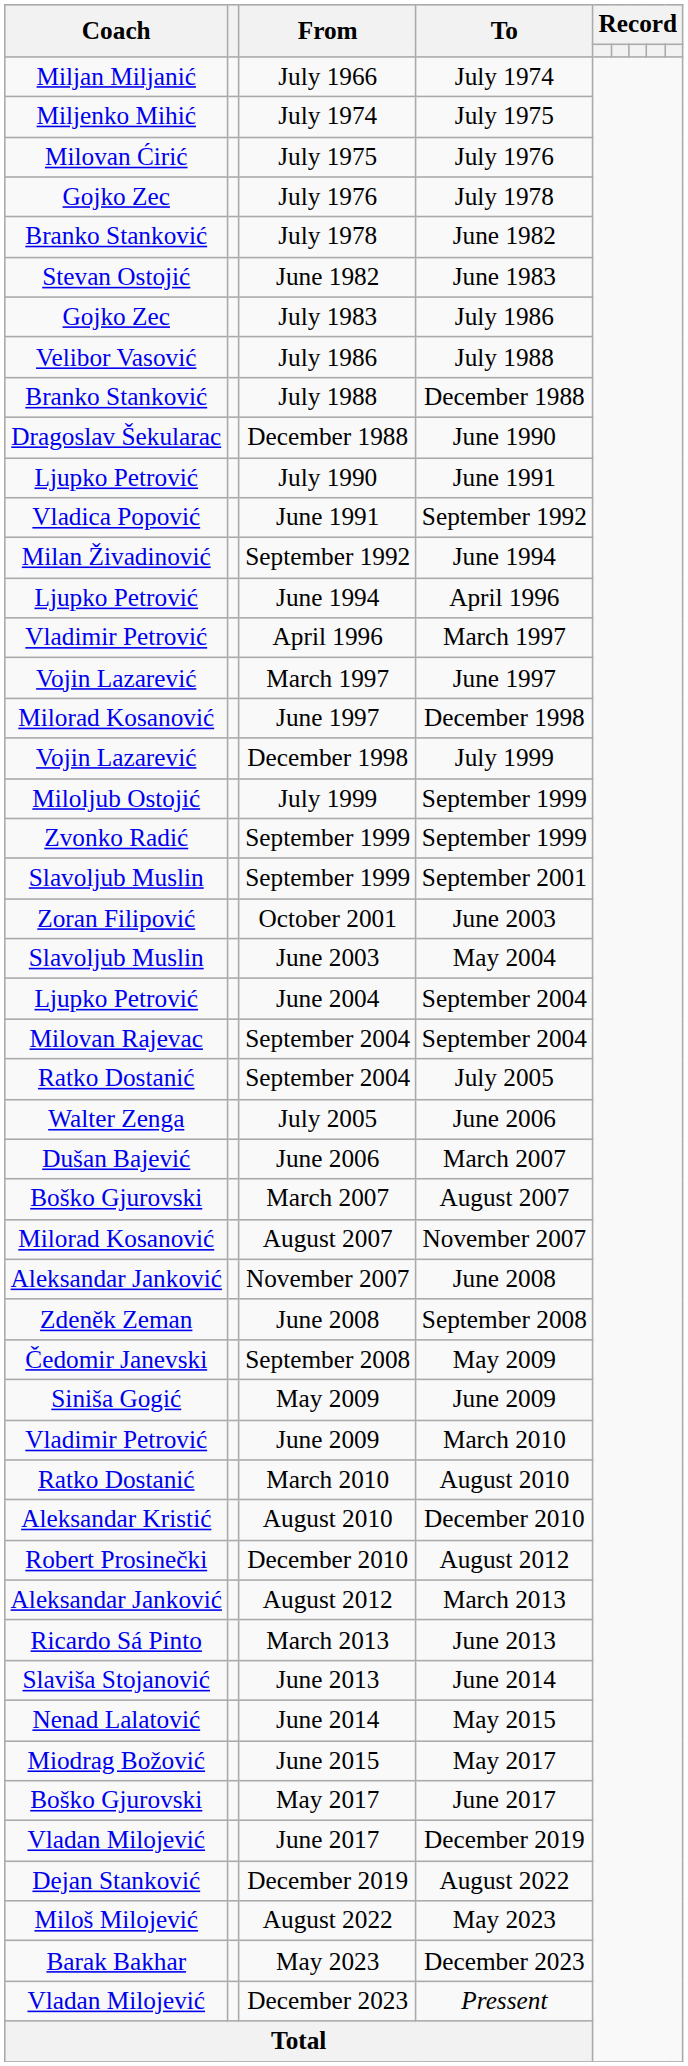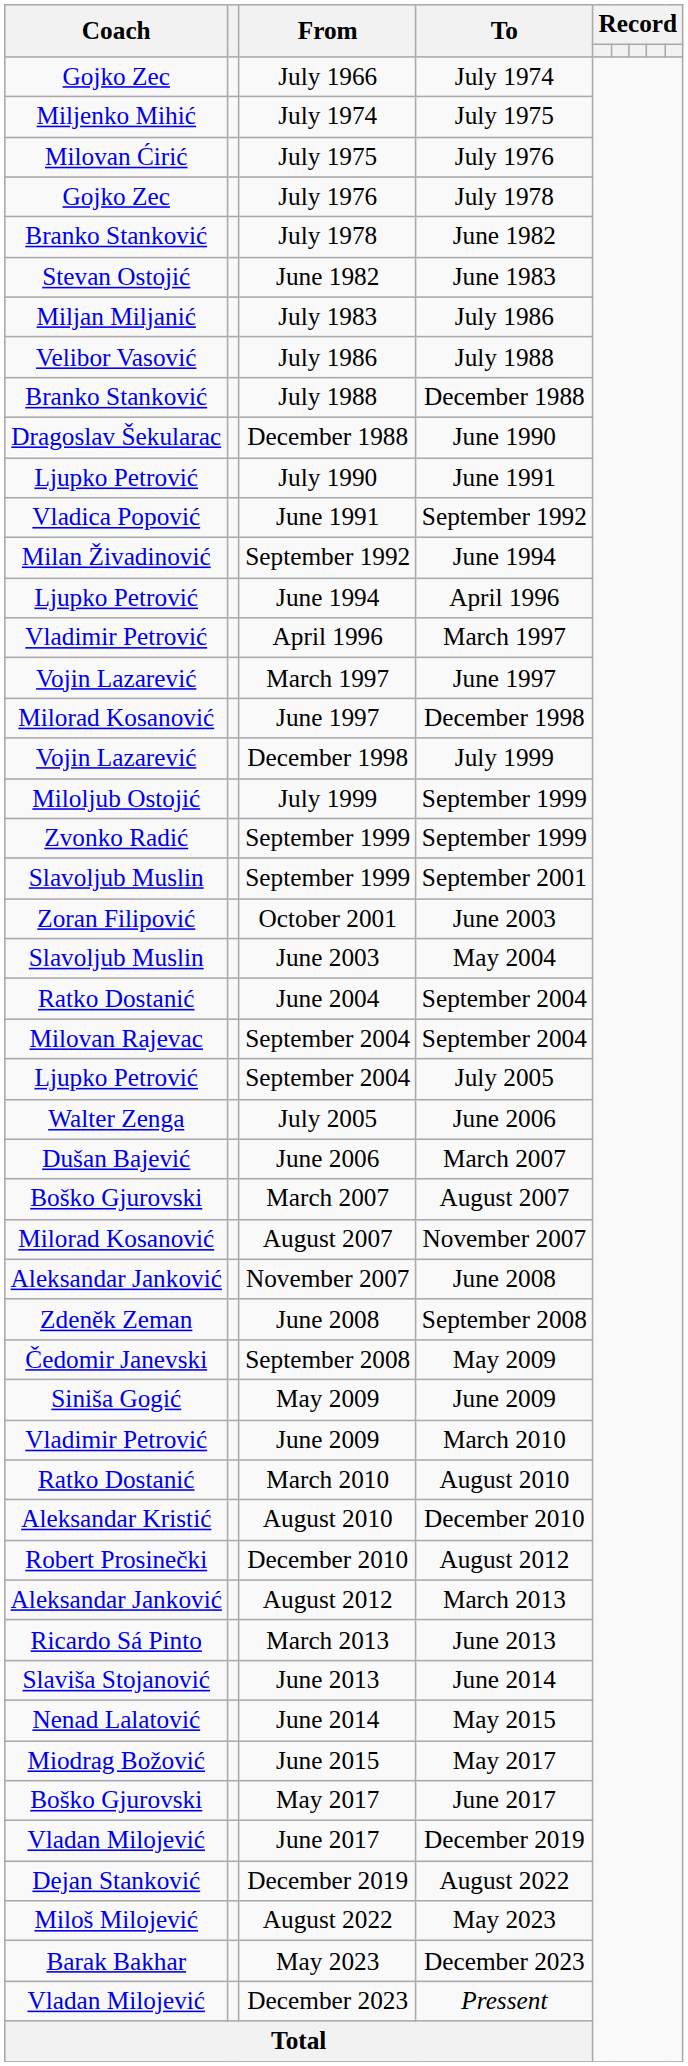(116, 76) Miljan Miljanić -> (116, 76) Gojko Zec
(116, 316) Gojko Zec -> (116, 316) Miljan Miljanić
(116, 998) Ljupko Petrović -> (116, 998) Ratko Dostanić
(116, 1078) Ratko Dostanić -> (116, 1078) Ljupko Petrović
